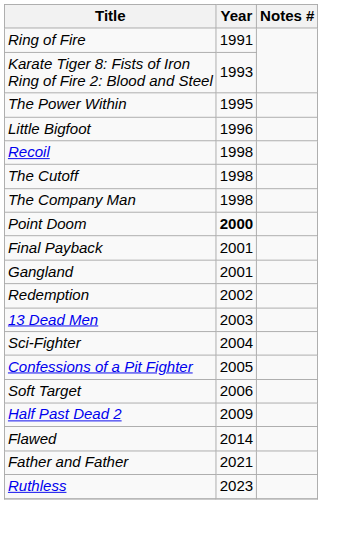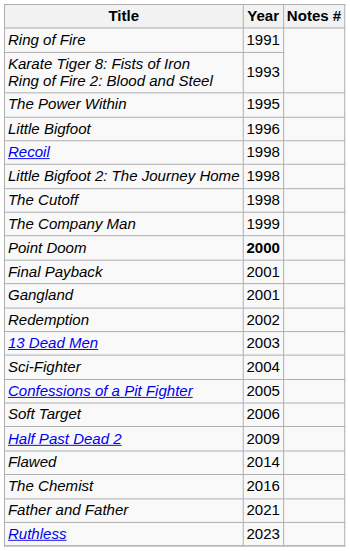+ row: (124, 176)
(236, 200) 1998 -> (263, 224) 1999
+ row: (51, 486)
